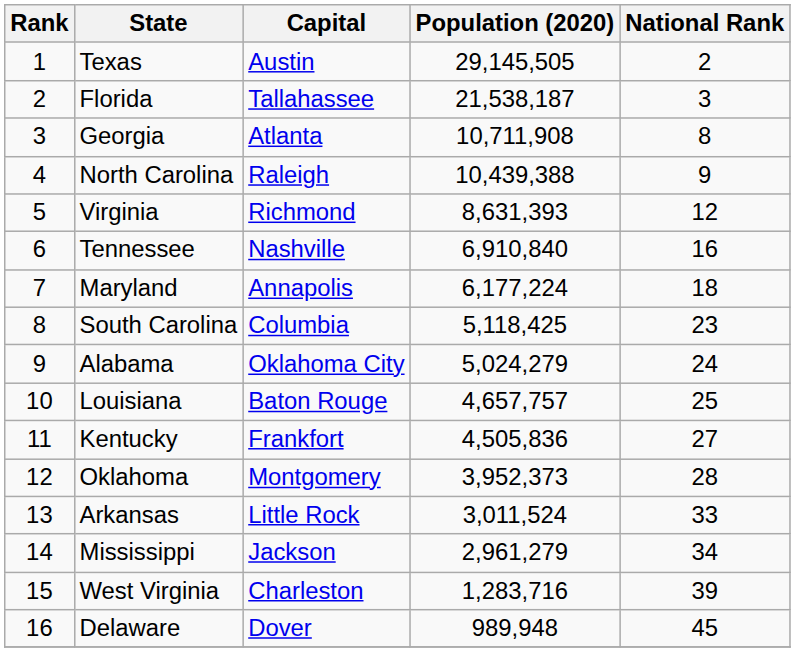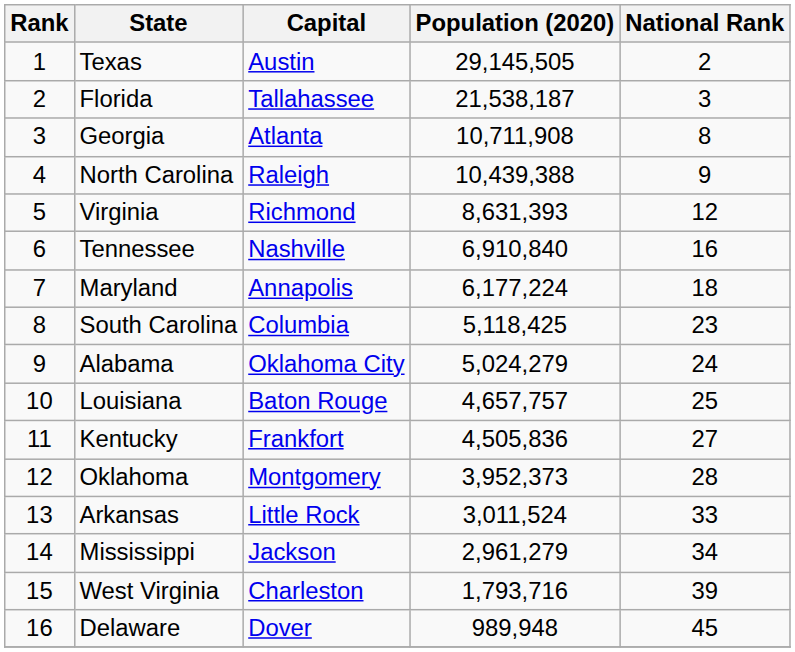(515, 590) 1,283,716 -> (515, 590) 1,793,716
